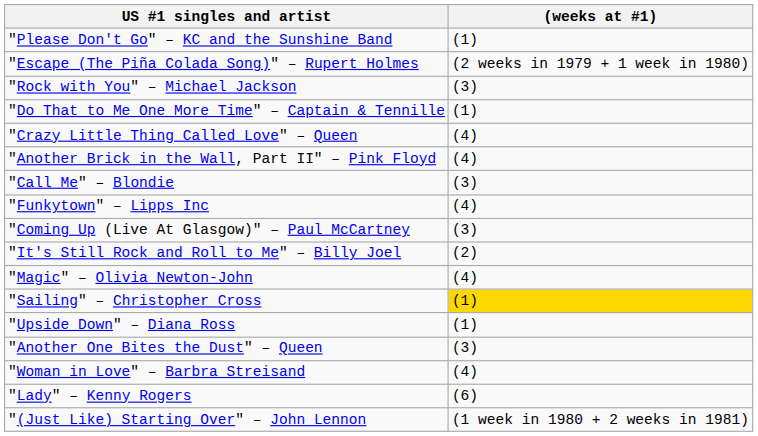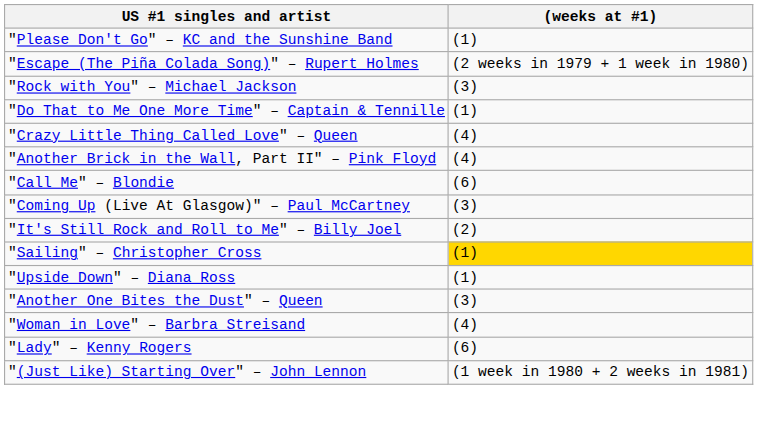(465, 183) (3) -> (465, 183) (6)
- row: (109, 206)
- row: (130, 277)
